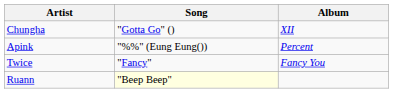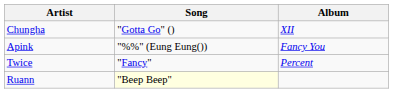(297, 46) Percent -> (303, 46) Fancy You
(303, 63) Fancy You -> (297, 63) Percent
